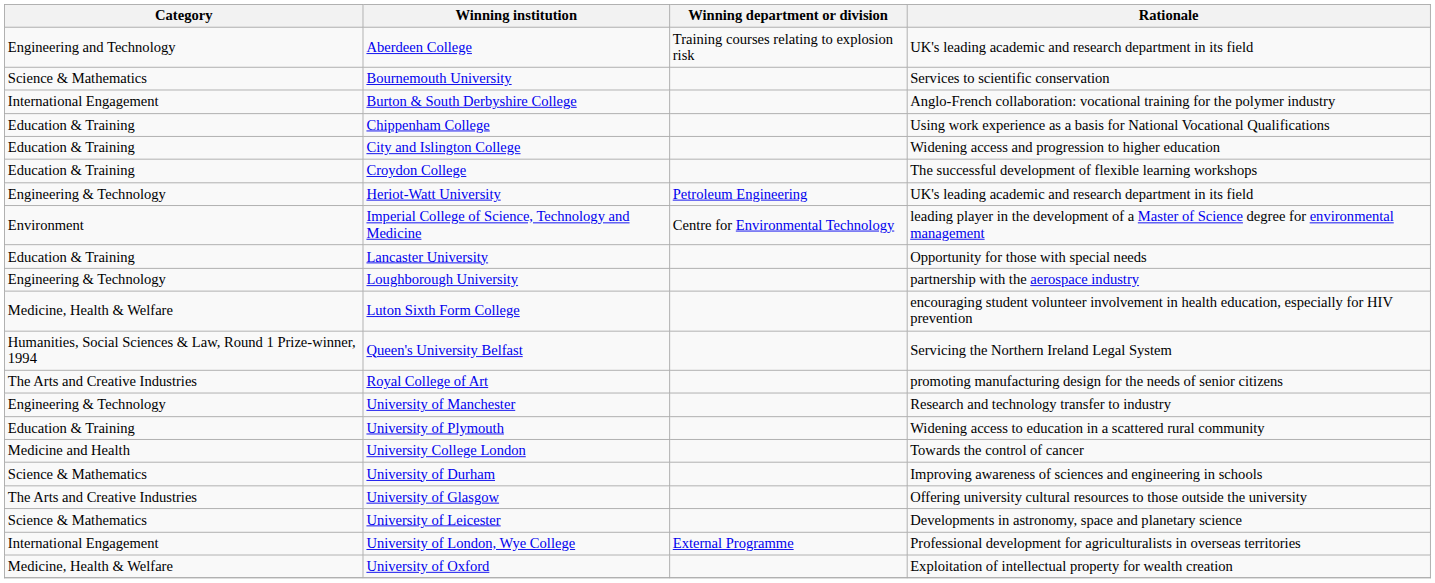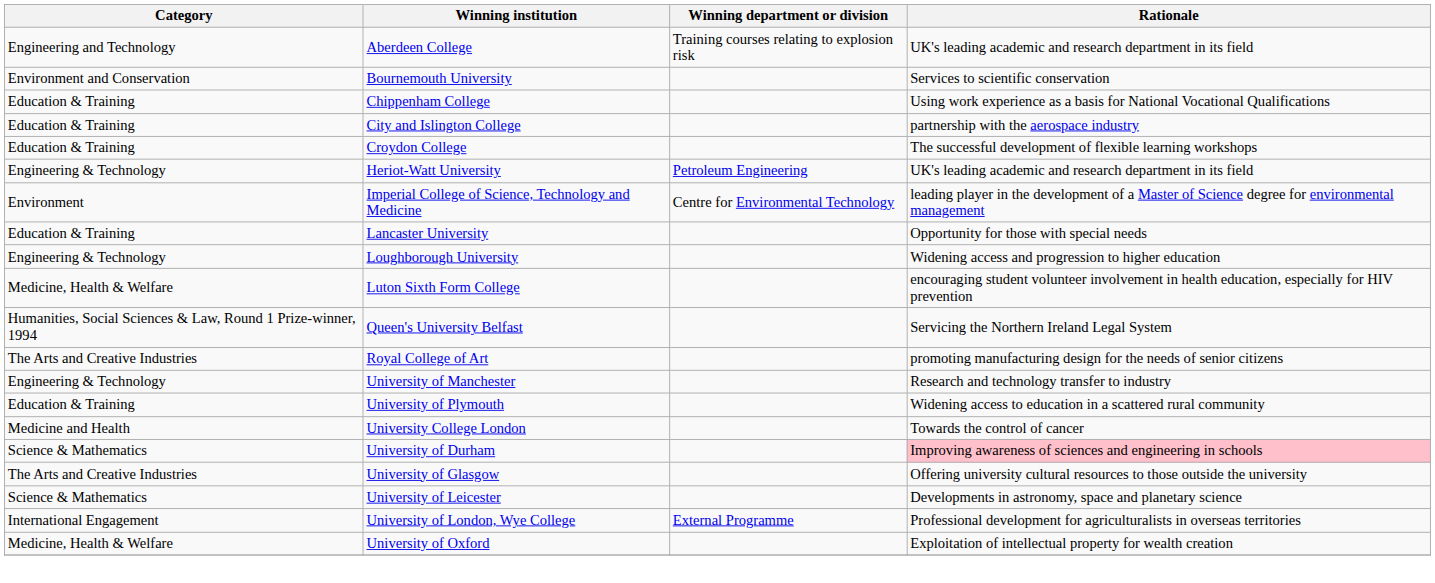(77, 78) Science & Mathematics -> (99, 78) Environment and Conservation
- row: (472, 101)
(1065, 147) Widening access and progression to higher education -> (1025, 124) partnership with the aerospace industry
(1025, 279) partnership with the aerospace industry -> (1065, 256) Widening access and progression to higher education
(1086, 474) no background -> (1086, 451) pink background
